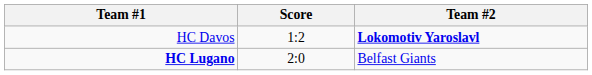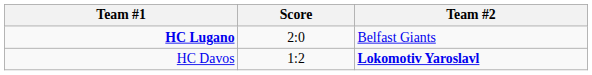rows swapped: (206, 37) <-> (200, 59)
